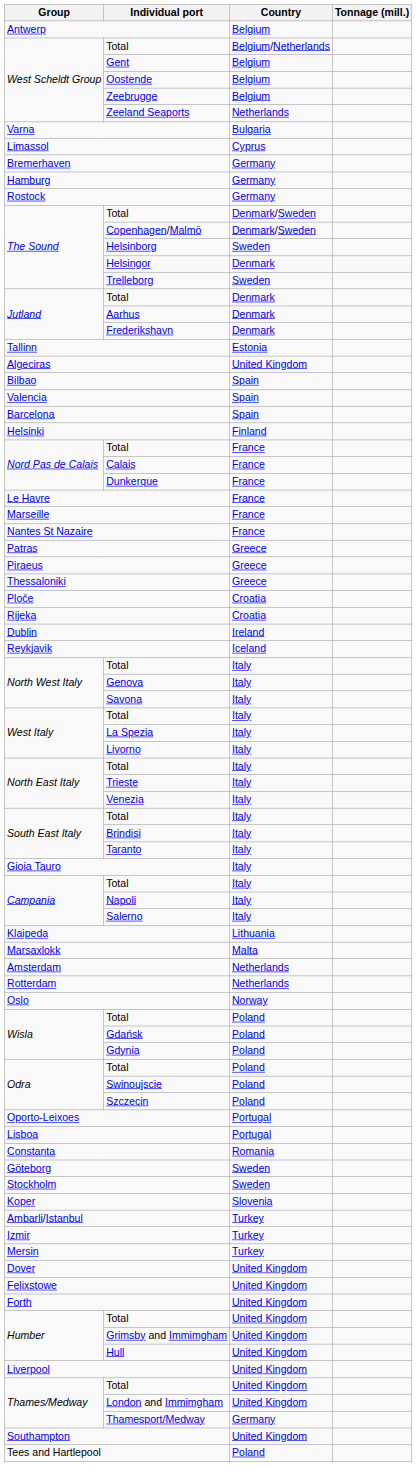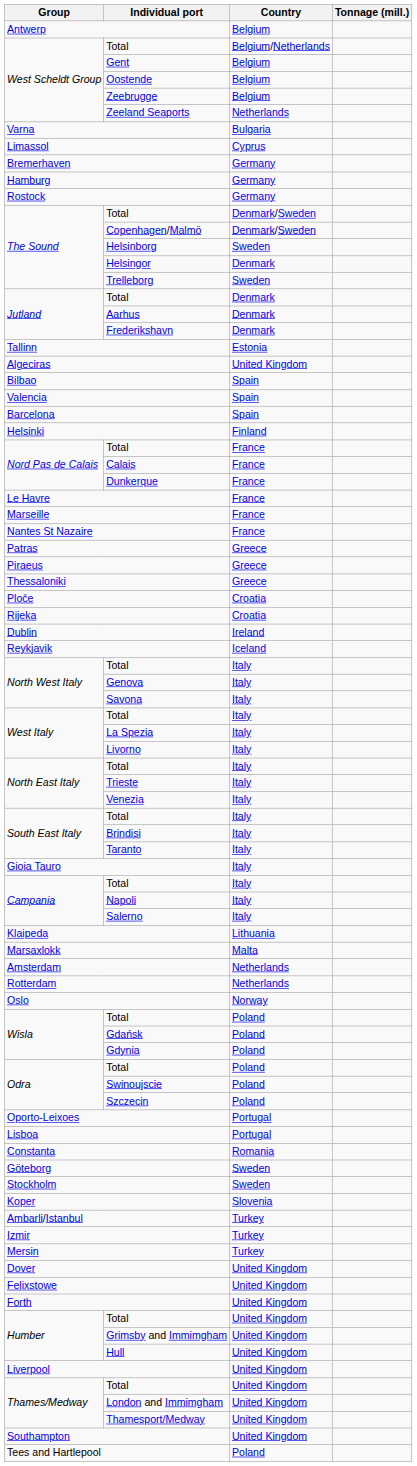(254, 1419) Germany -> (270, 1419) United Kingdom
